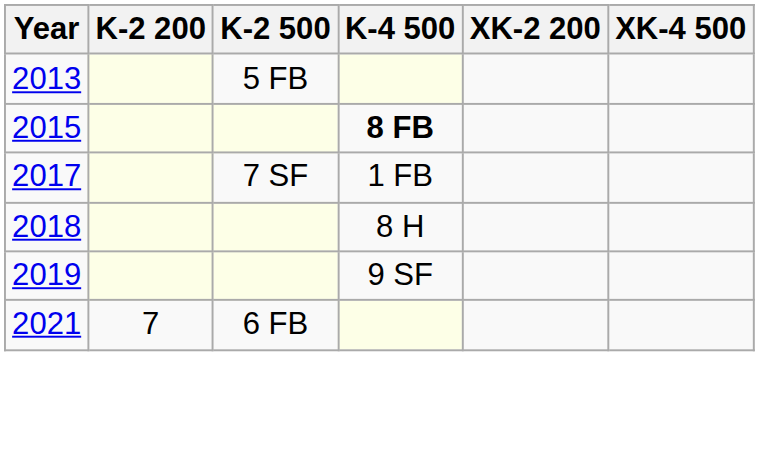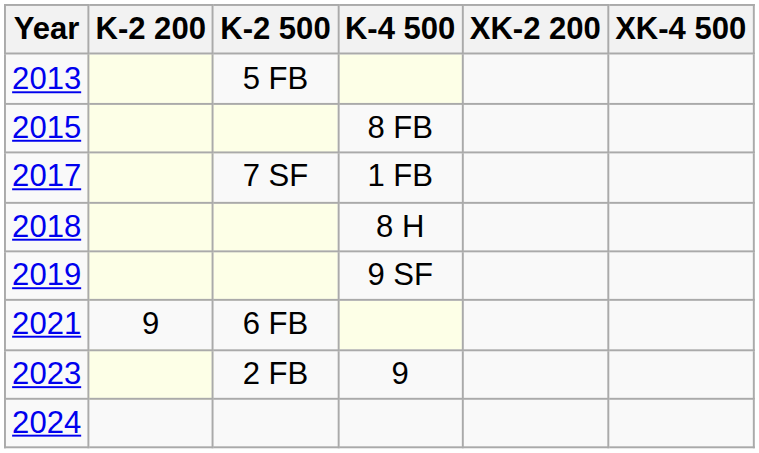(400, 127) bold -> (400, 127) normal
(151, 324) 7 -> (151, 324) 9
+ row: (47, 373)
+ row: (47, 422)
